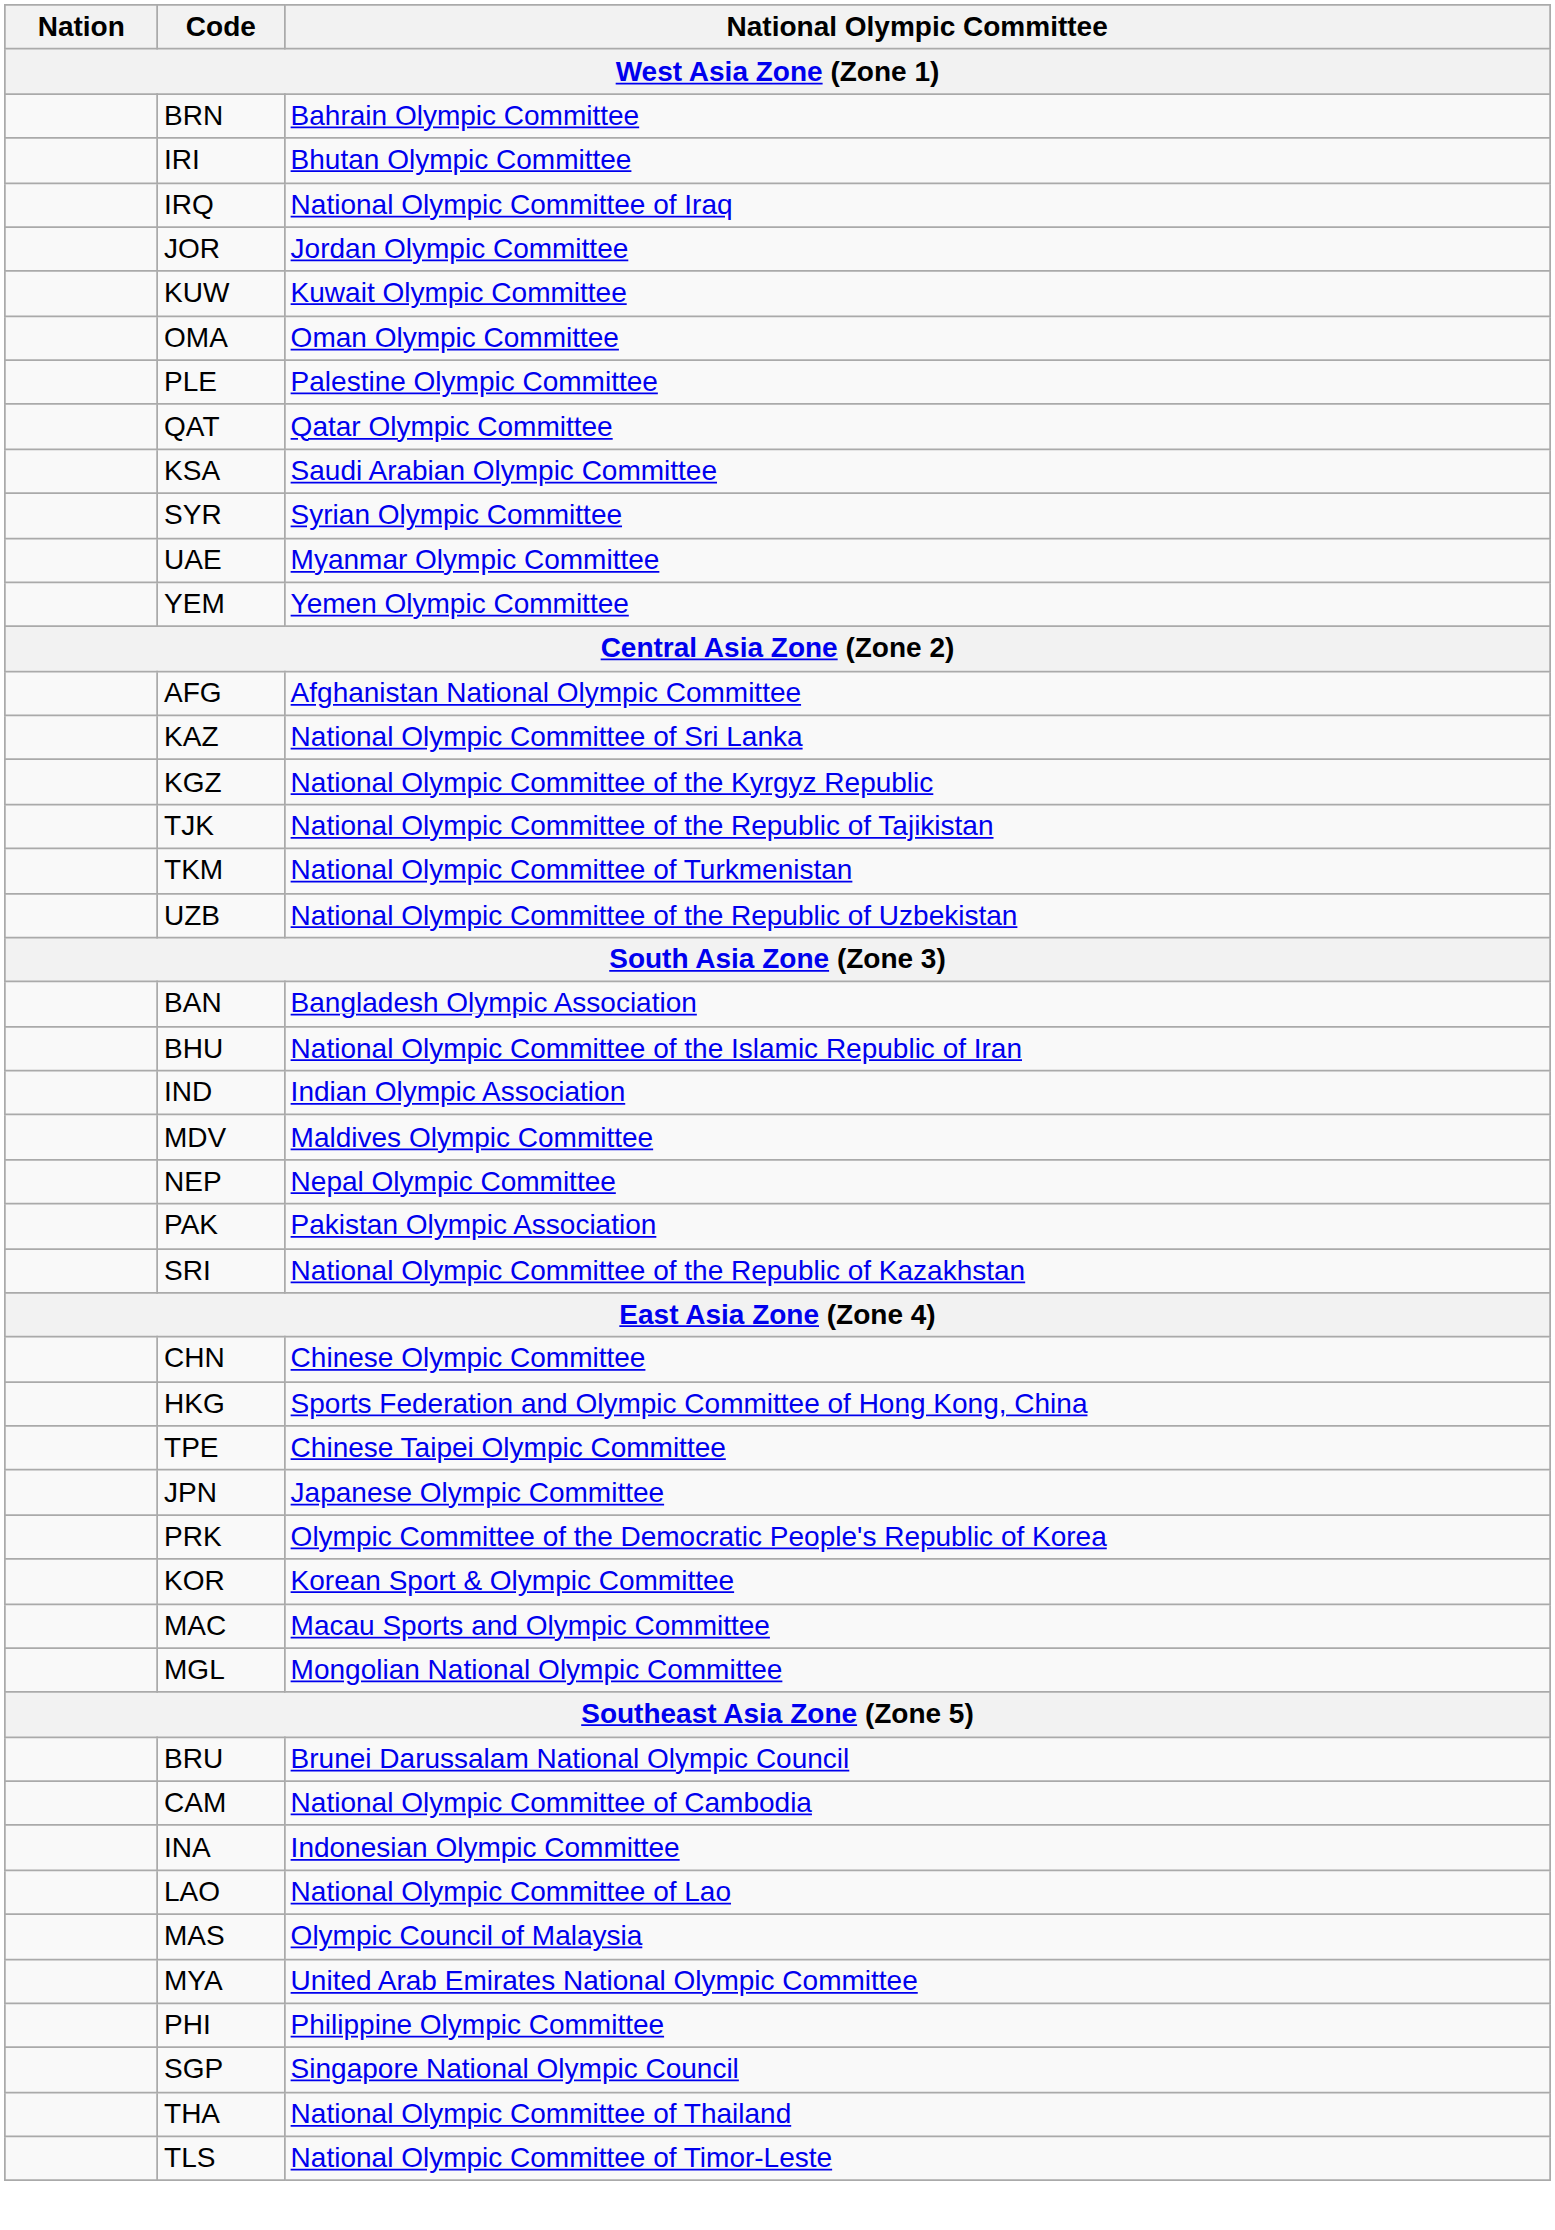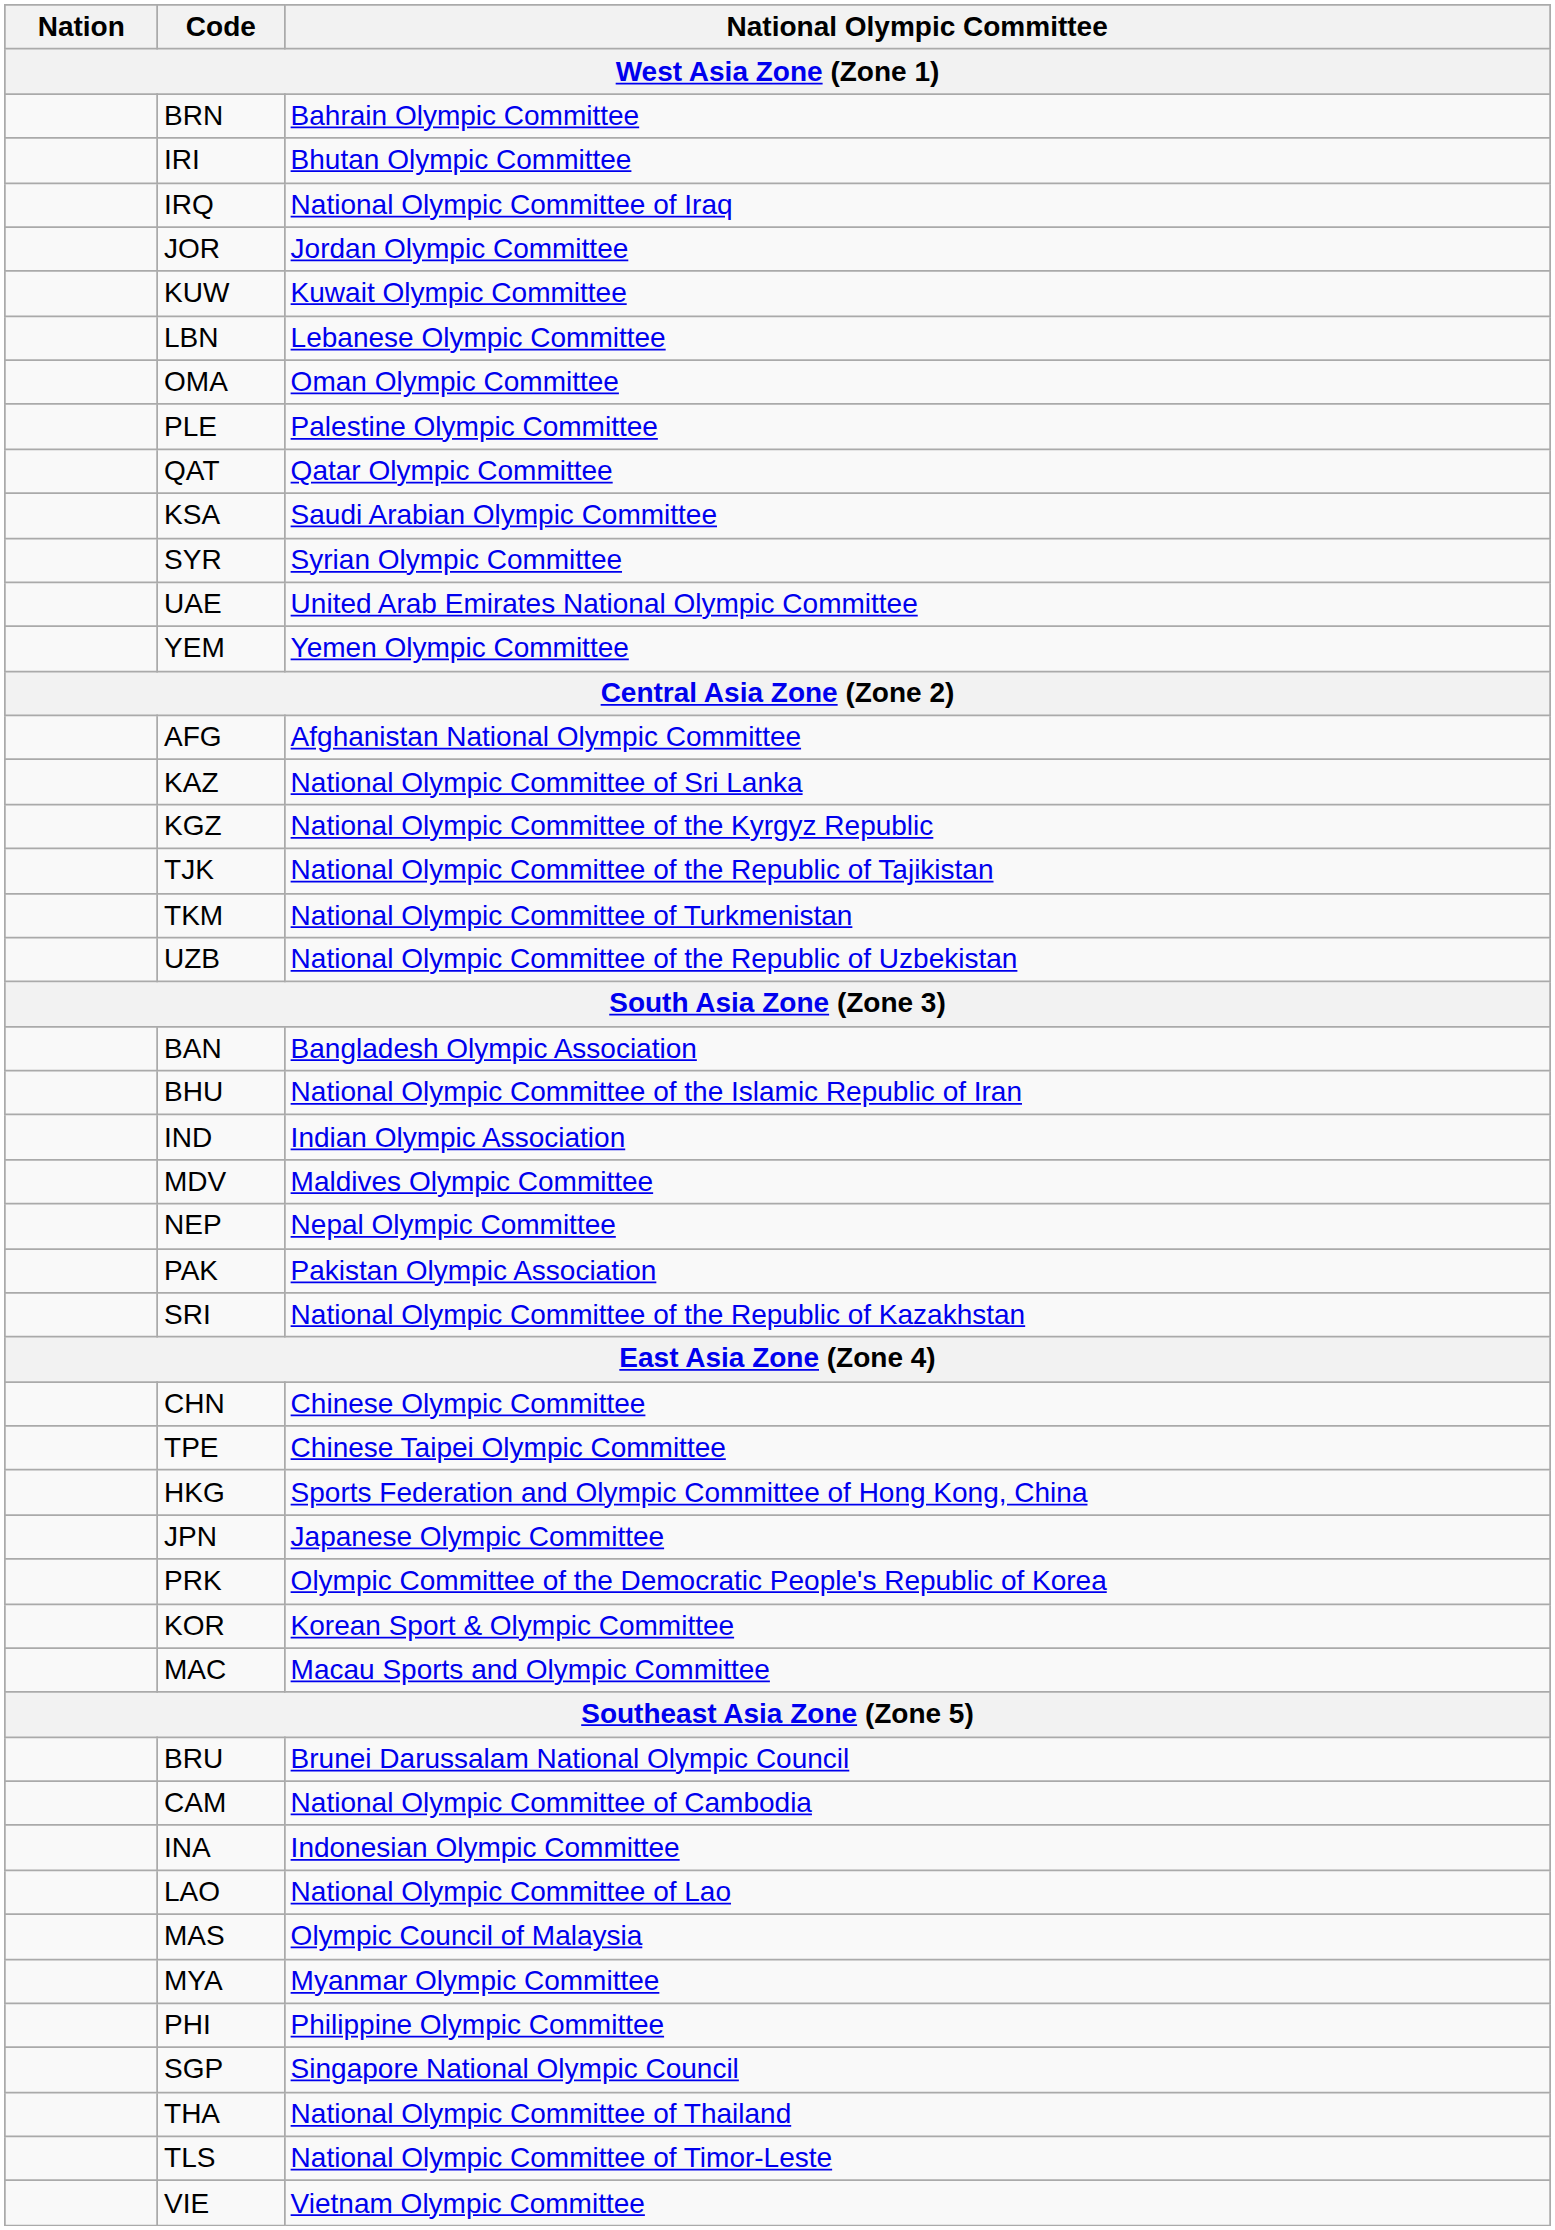+ row: (191, 337)
(475, 559) Myanmar Olympic Committee -> (604, 603) United Arab Emirates National Olympic Committee
rows swapped: (191, 1447) <-> (194, 1403)
- row: (194, 1669)
(604, 1980) United Arab Emirates National Olympic Committee -> (475, 1980) Myanmar Olympic Committee
+ row: (187, 2202)
